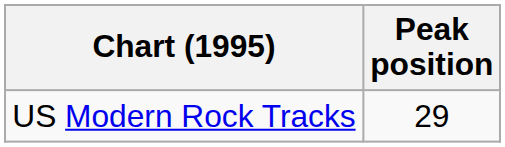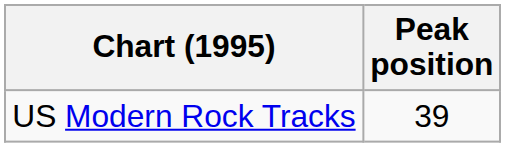(432, 115) 29 -> (432, 115) 39
